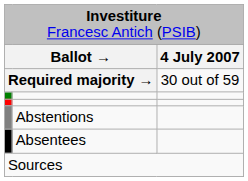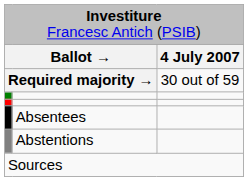rows swapped: (8, 118) <-> (8, 141)
